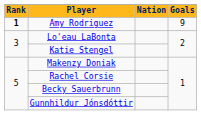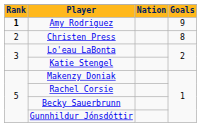+ row: (81, 38)
